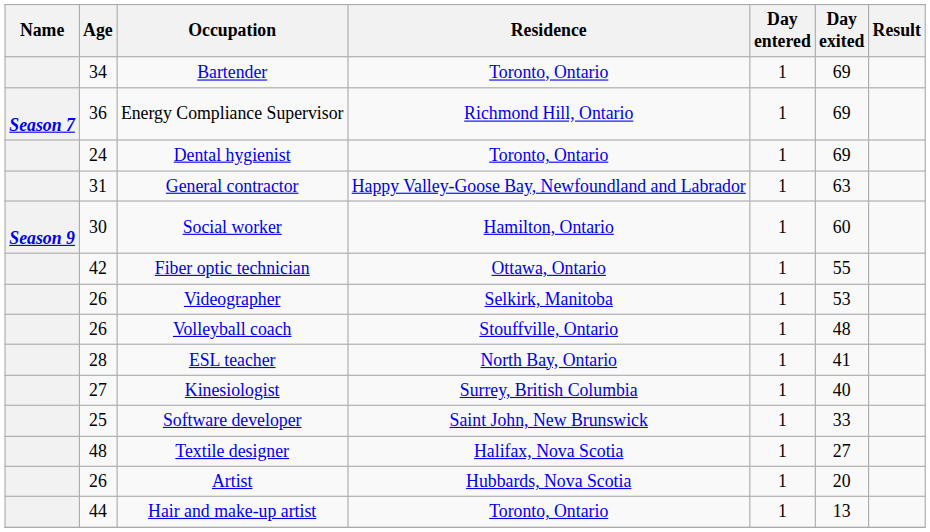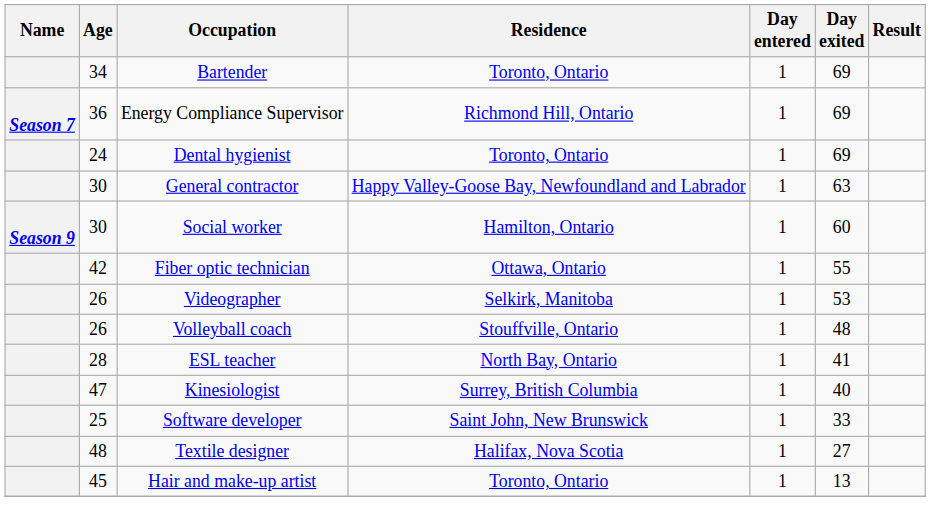(98, 185) 31 -> (98, 185) 30
(98, 390) 27 -> (98, 390) 47
- row: (232, 481)
(98, 511) 44 -> (98, 481) 45
